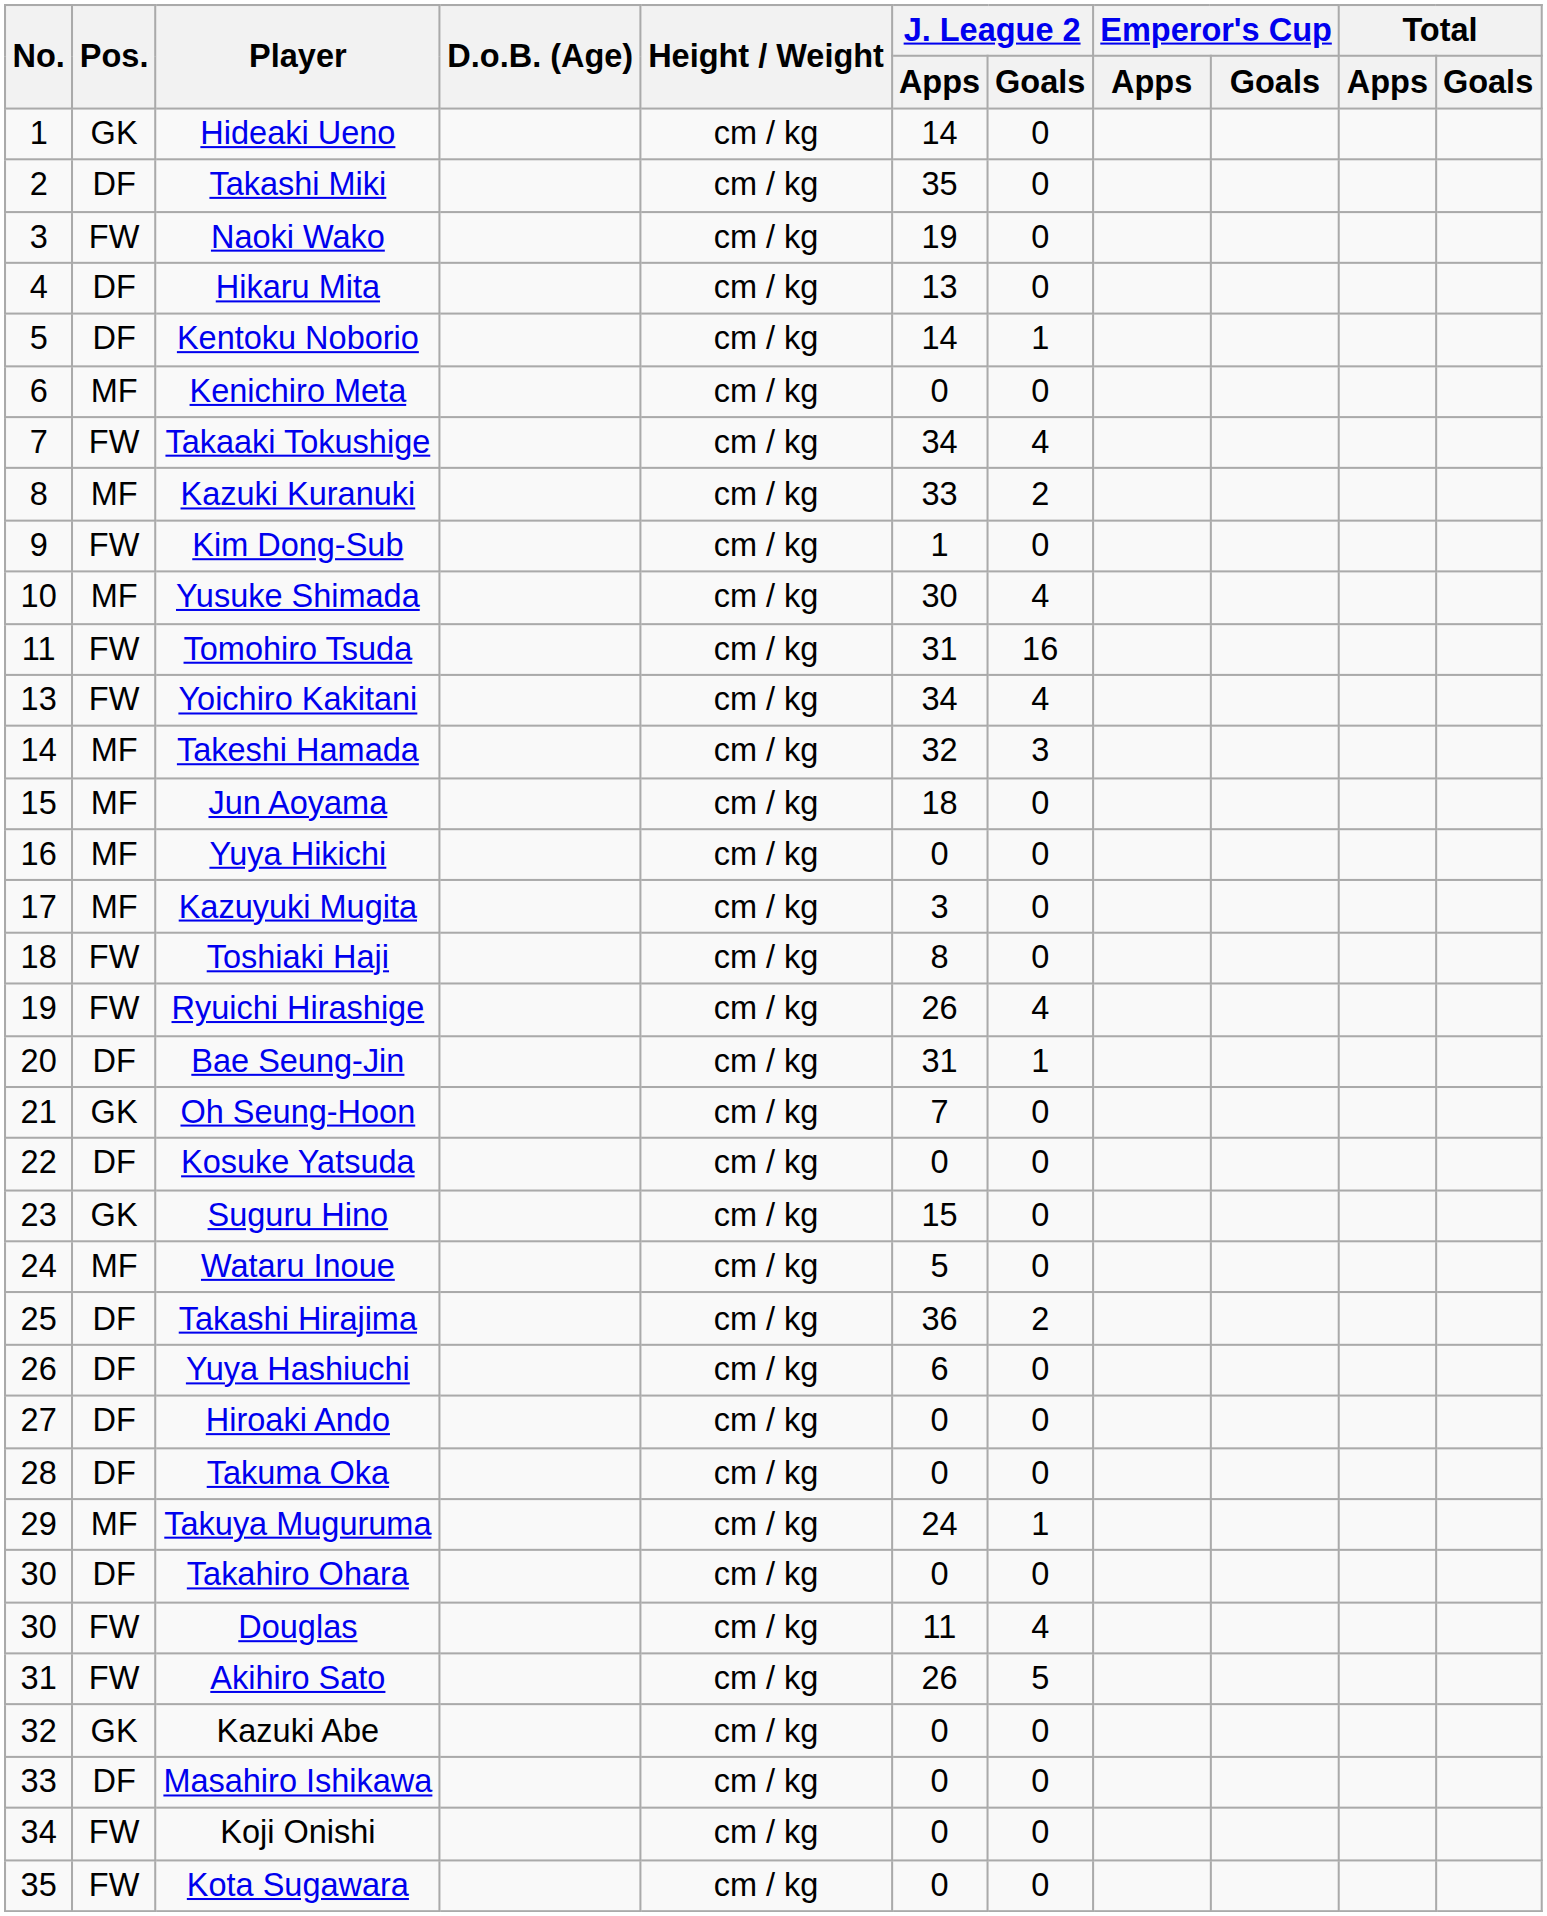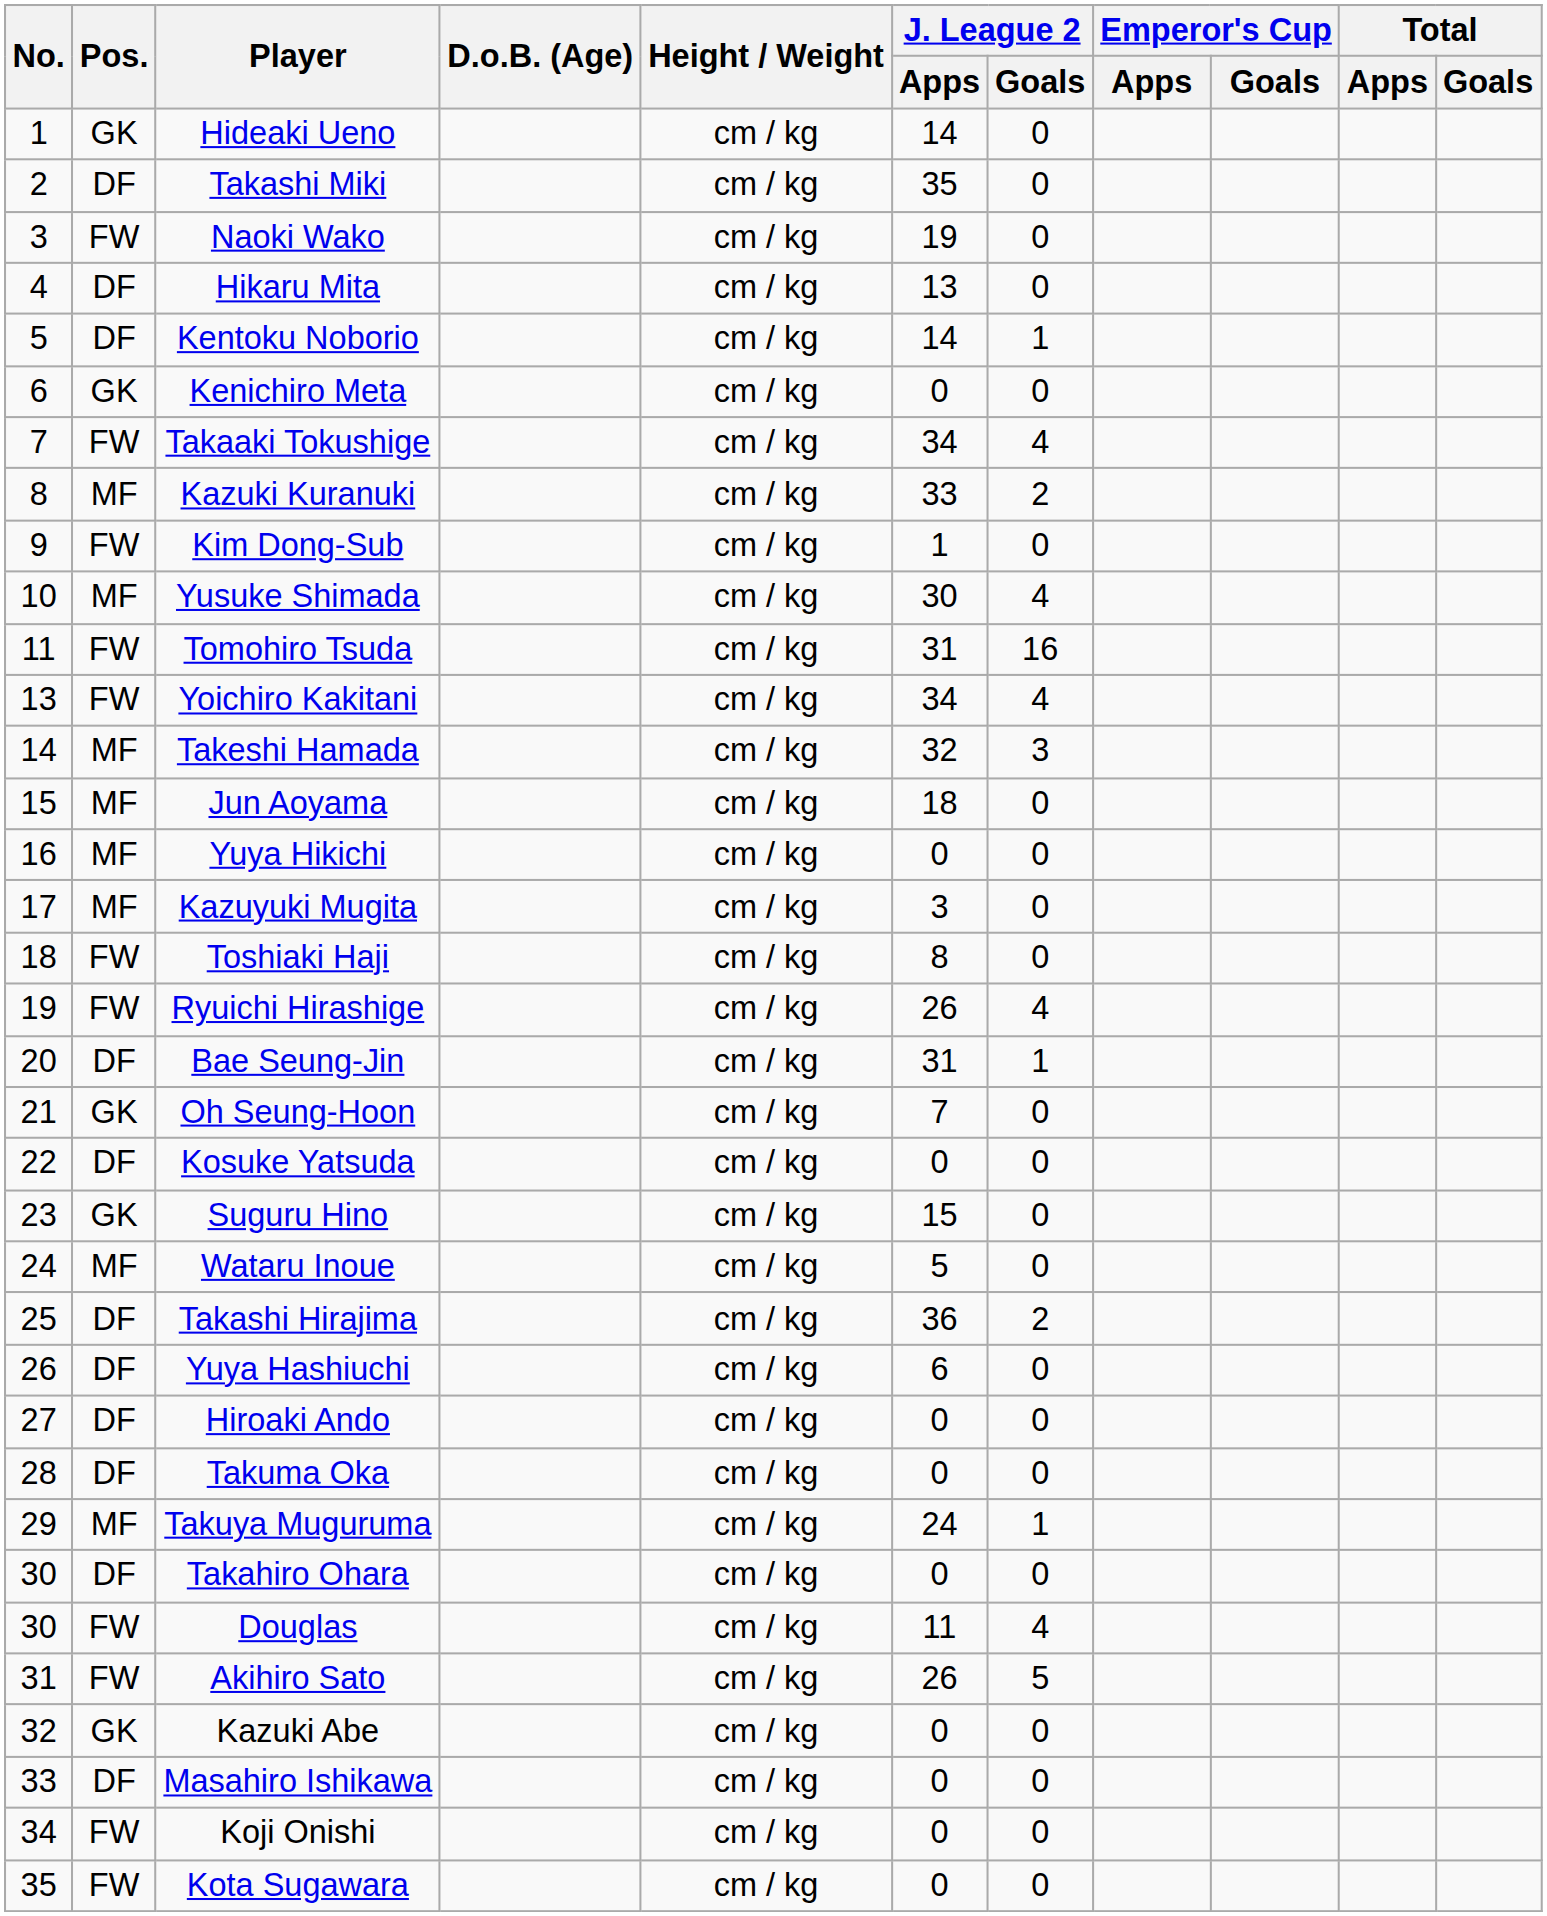(114, 390) MF -> (114, 390) GK
